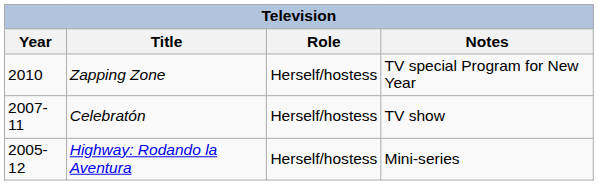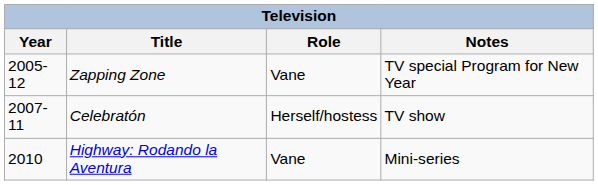(25, 74) 2010 -> (28, 74) 2005-12
(324, 74) Herself/hostess -> (288, 74) Vane
(28, 158) 2005-12 -> (25, 158) 2010
(324, 158) Herself/hostess -> (288, 158) Vane
